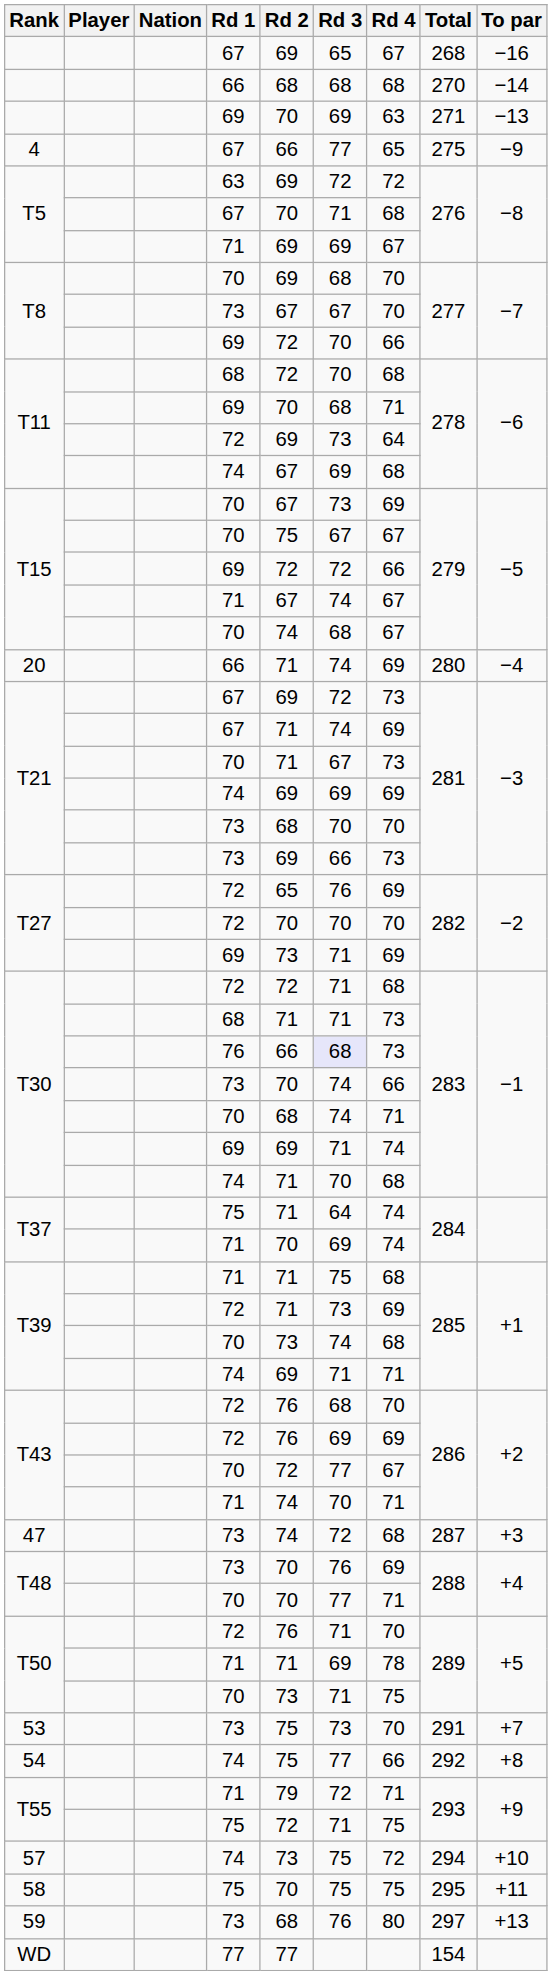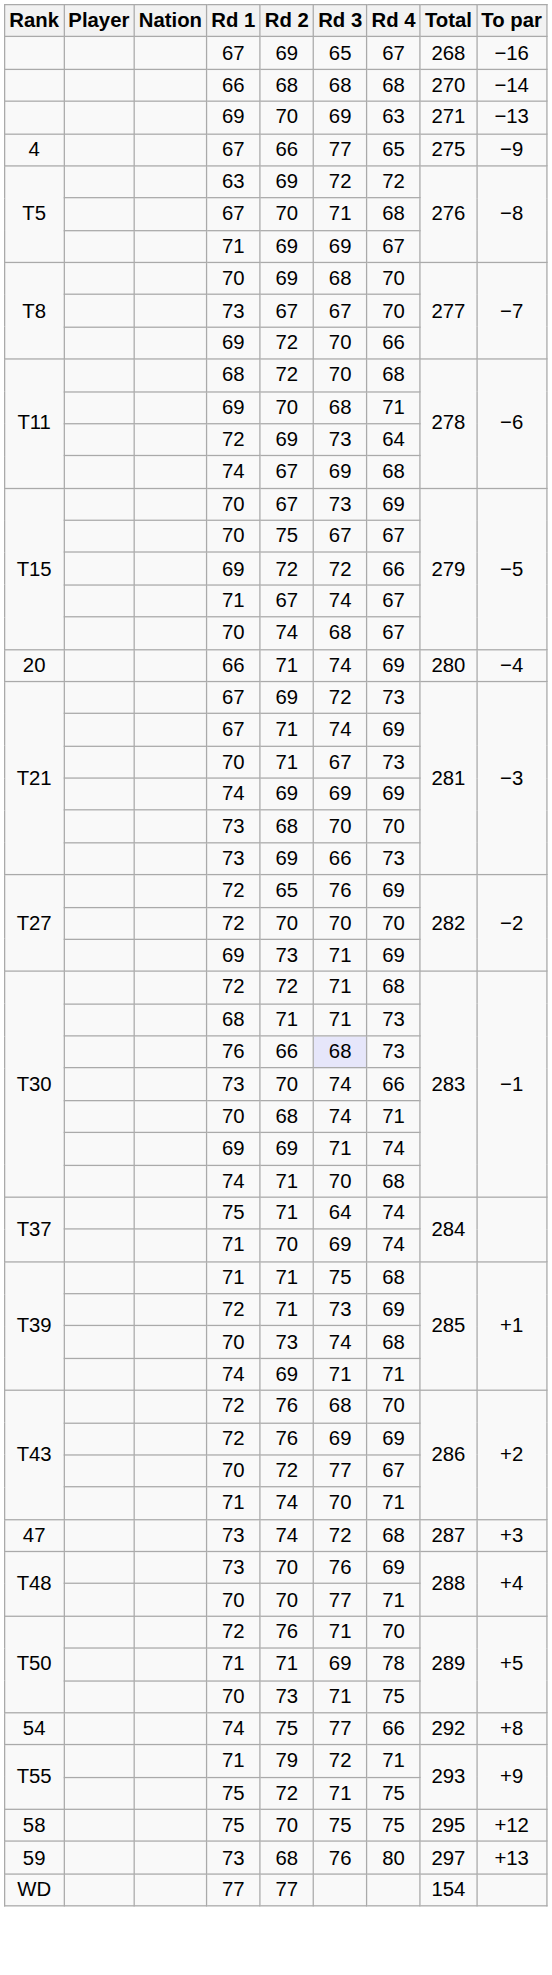- row: (34, 1728)
- row: (34, 1857)
(512, 1889) +11 -> (512, 1825) +12
